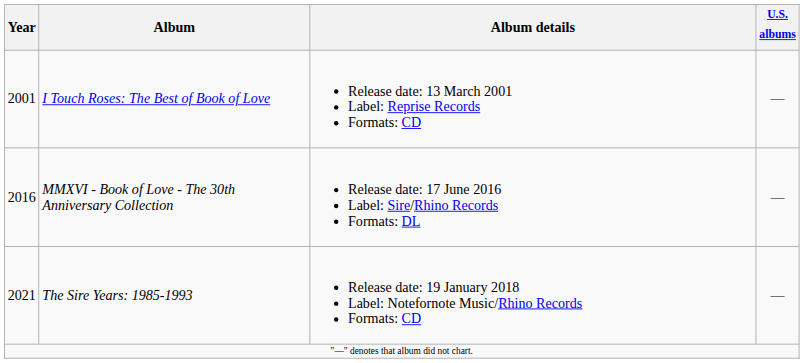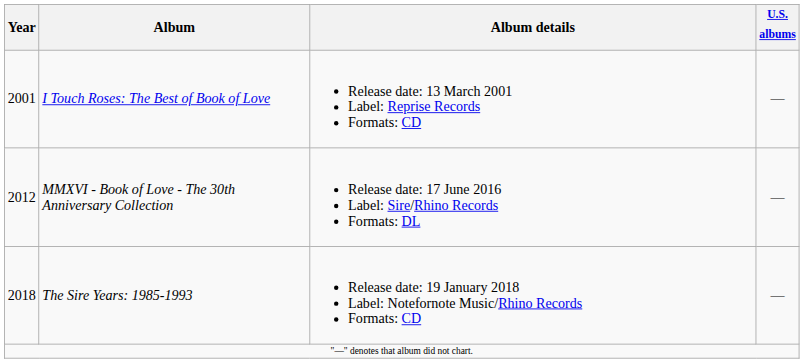(22, 197) 2016 -> (22, 197) 2012
(22, 295) 2021 -> (22, 295) 2018
